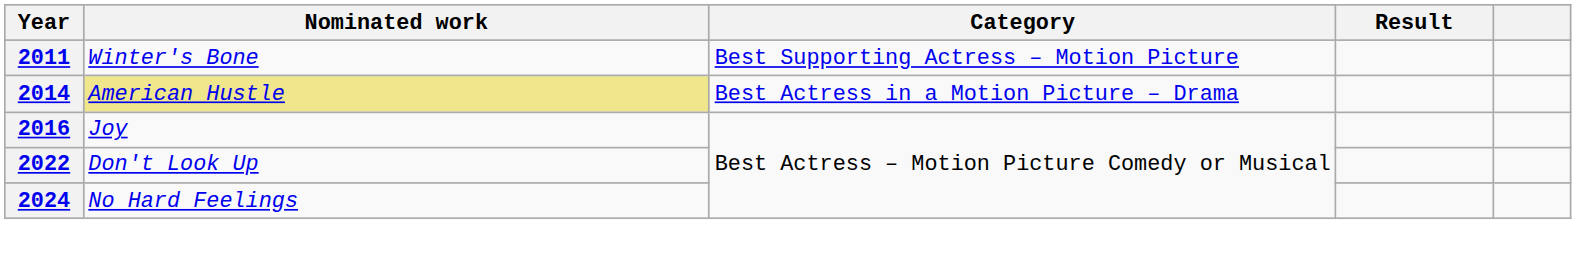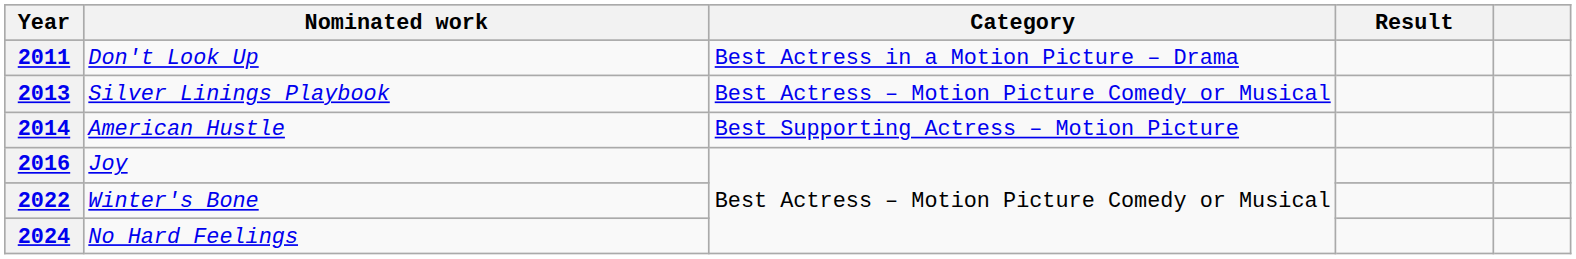(174, 58) Winter's Bone -> (174, 58) Don't Look Up
(977, 58) Best Supporting Actress – Motion Picture -> (977, 58) Best Actress in a Motion Picture – Drama
+ row: (44, 94)
(187, 94) khaki background -> (187, 129) no background
(977, 94) Best Actress in a Motion Picture – Drama -> (977, 129) Best Supporting Actress – Motion Picture
(174, 165) Don't Look Up -> (174, 201) Winter's Bone
